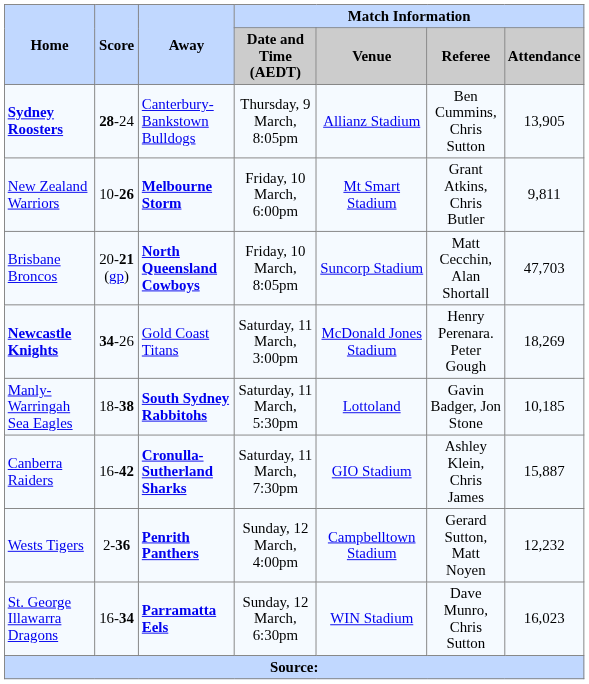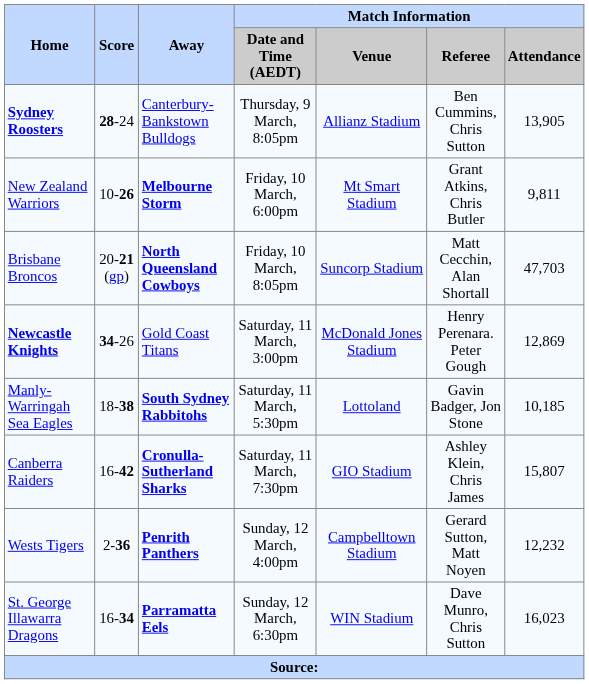(544, 341) 18,269 -> (544, 341) 12,869
(544, 471) 15,887 -> (544, 471) 15,807
